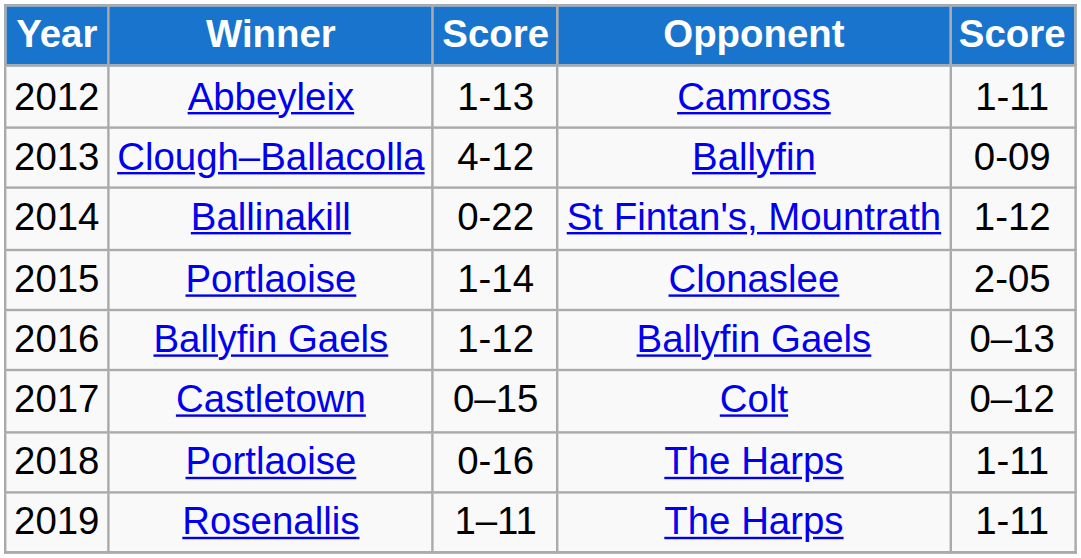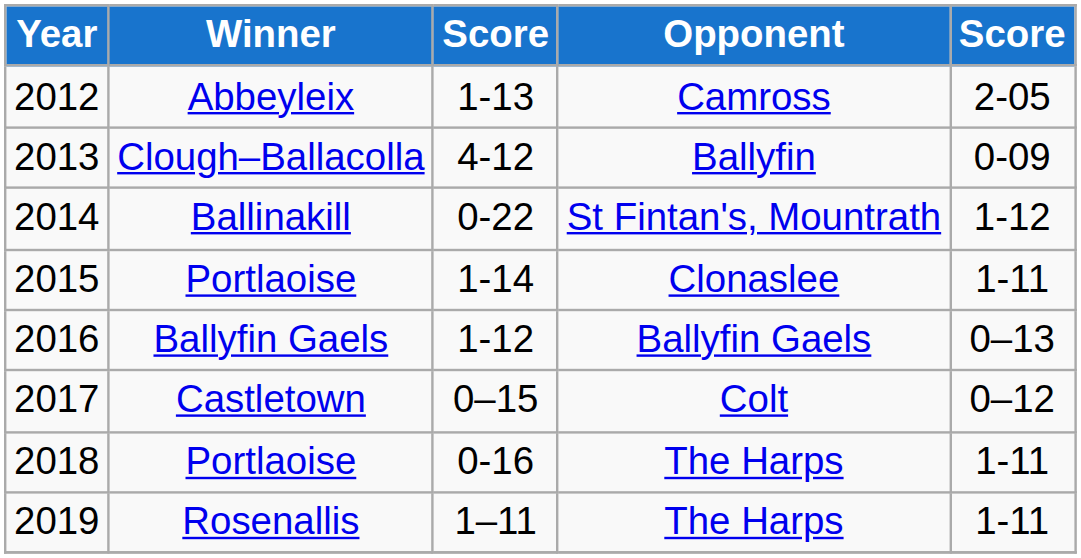(1012, 95) 1-11 -> (1012, 95) 2-05
(1012, 278) 2-05 -> (1012, 278) 1-11
